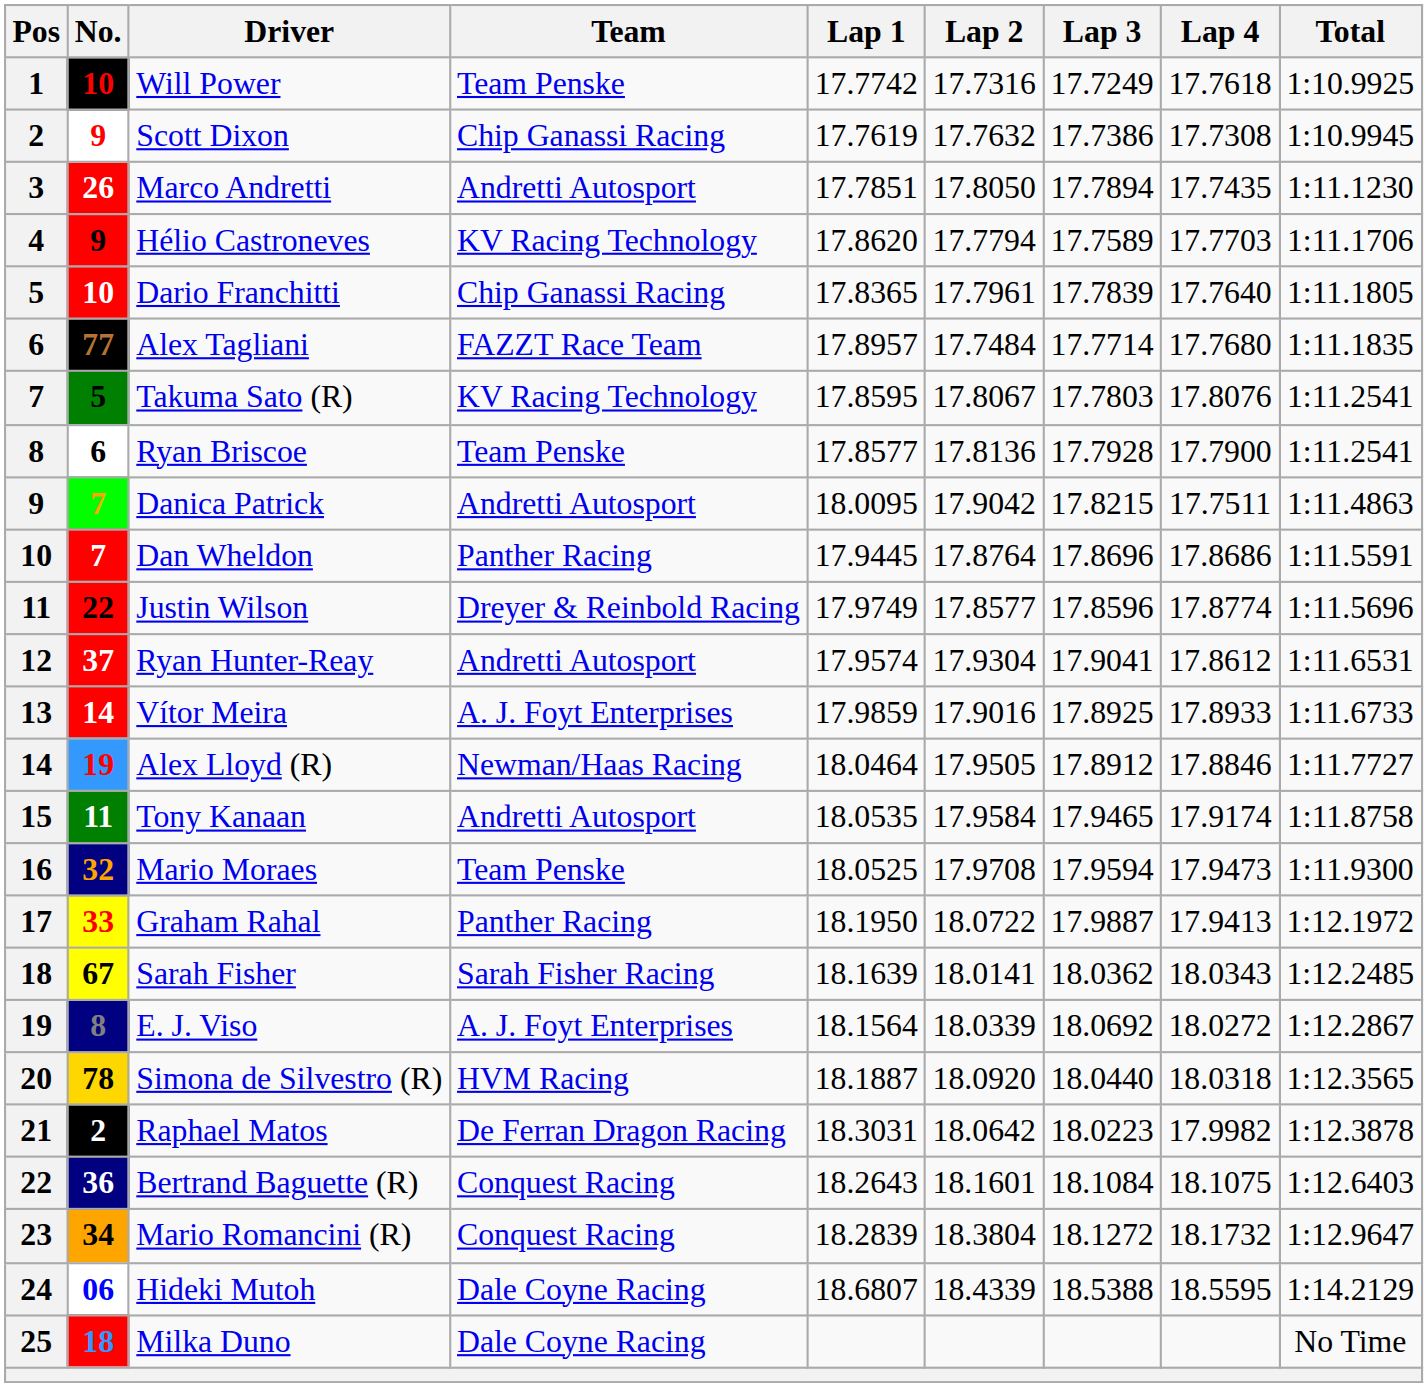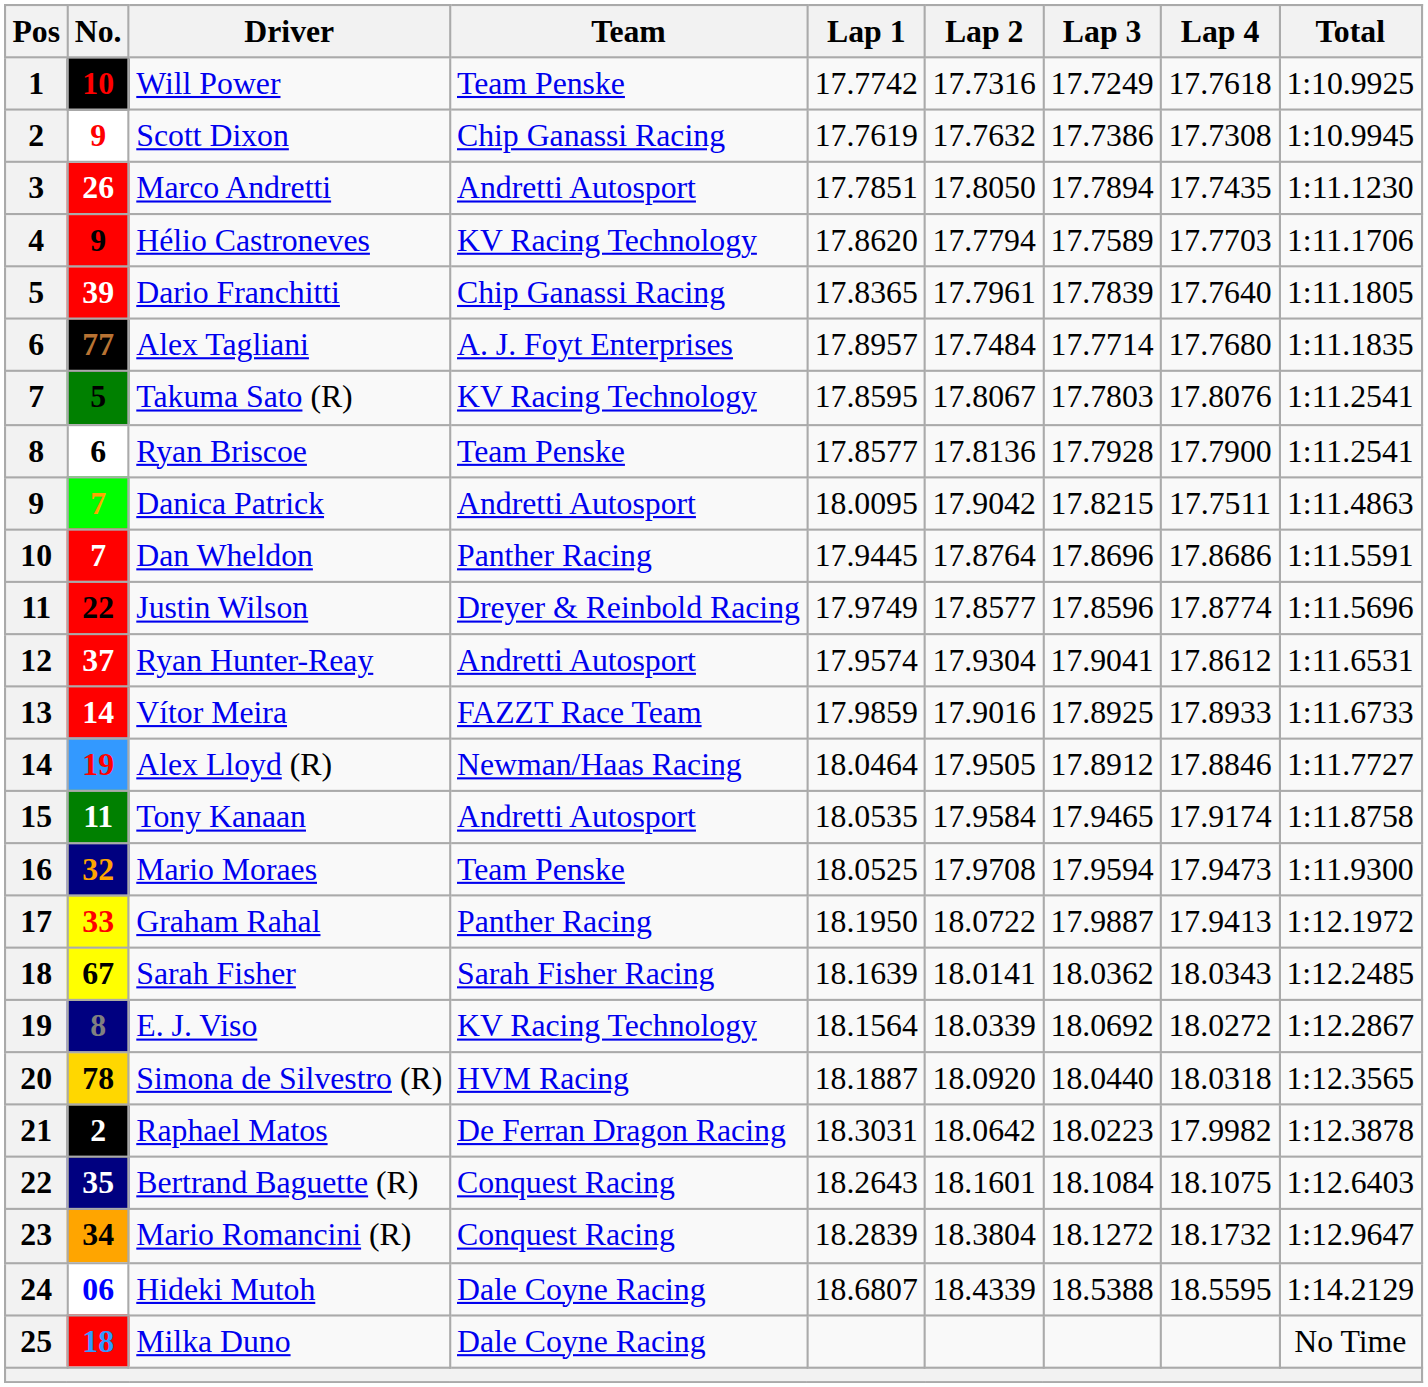(98, 292) 10 -> (98, 292) 39
(579, 345) FAZZT Race Team -> (595, 345) A. J. Foyt Enterprises
(595, 711) A. J. Foyt Enterprises -> (579, 711) FAZZT Race Team
(595, 1026) A. J. Foyt Enterprises -> (607, 1026) KV Racing Technology
(98, 1183) 36 -> (98, 1183) 35
